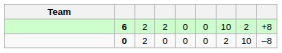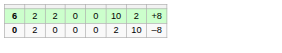- column: (59, 12)
